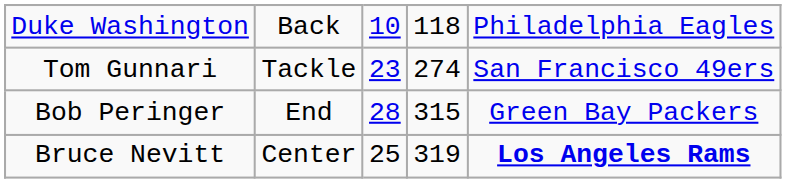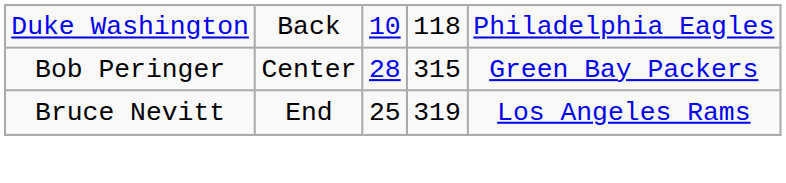- row: (130, 70)
(309, 113) End -> (309, 70) Center
(309, 156) Center -> (309, 113) End
(624, 156) bold -> (624, 113) normal
